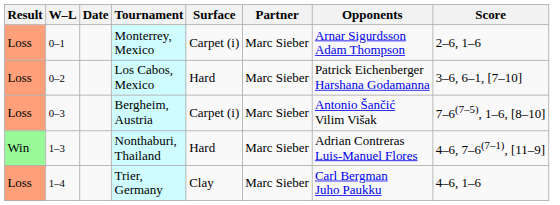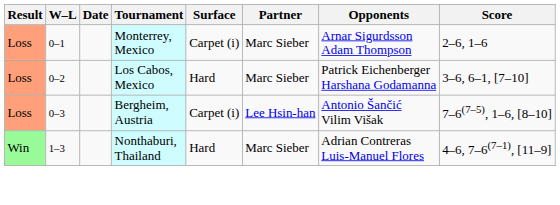(277, 112) Marc Sieber -> (280, 112) Lee Hsin-han
- row: (139, 183)
